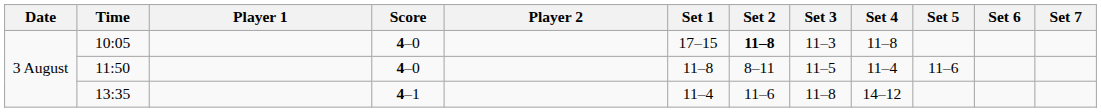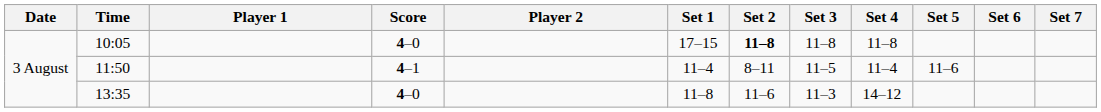(821, 43) 11–3 -> (821, 43) 11–8
(408, 69) 4–0 -> (408, 69) 4–1
(698, 69) 11–8 -> (698, 69) 11–4
(408, 94) 4–1 -> (408, 94) 4–0
(698, 94) 11–4 -> (698, 94) 11–8
(821, 94) 11–8 -> (821, 94) 11–3
